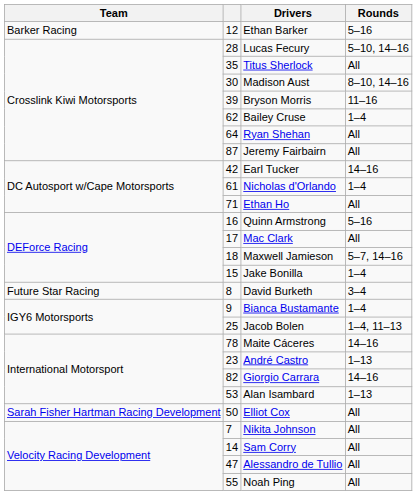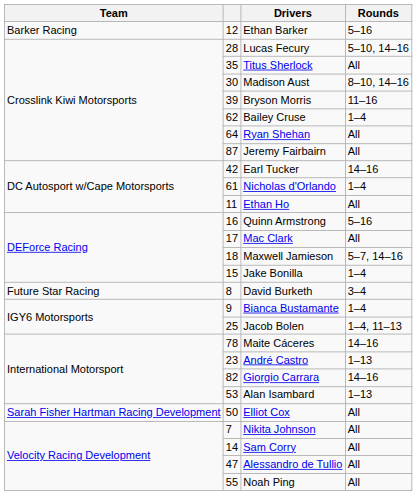(232, 204) 71 -> (232, 204) 11
